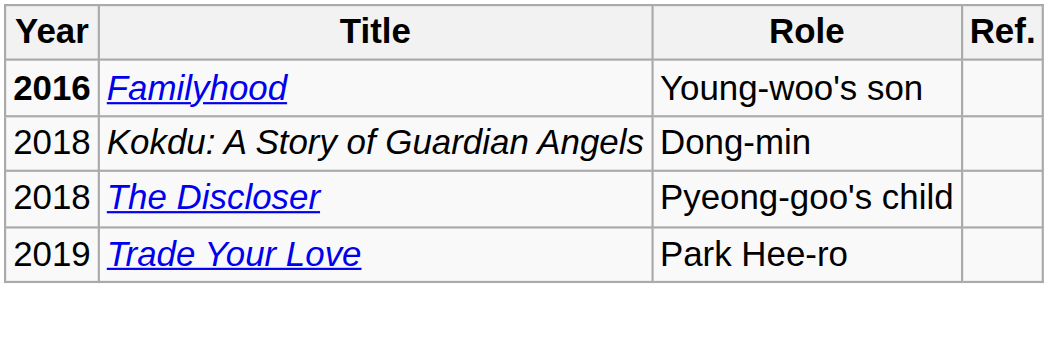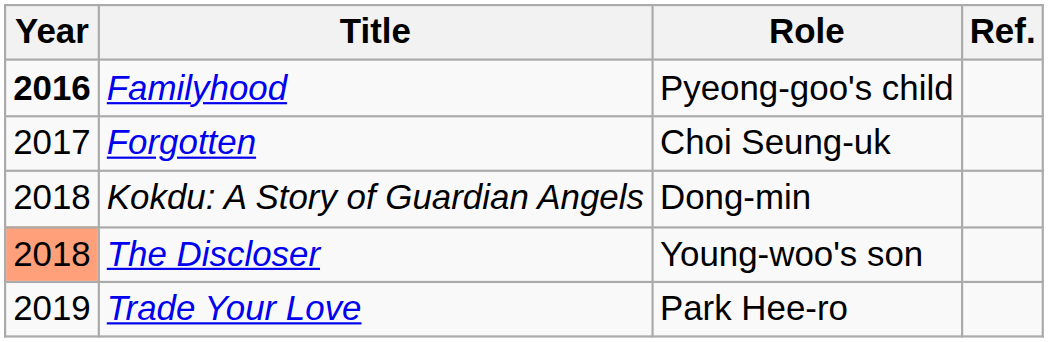(792, 87) Young-woo's son -> (807, 87) Pyeong-goo's child
+ row: (181, 142)
(52, 198) no background -> (52, 253) lightsalmon background
(807, 198) Pyeong-goo's child -> (792, 253) Young-woo's son
